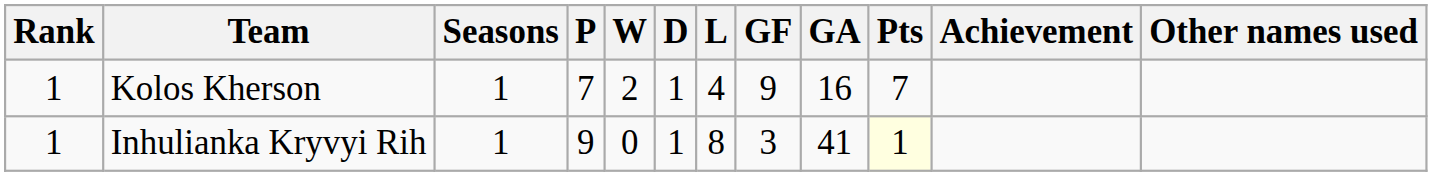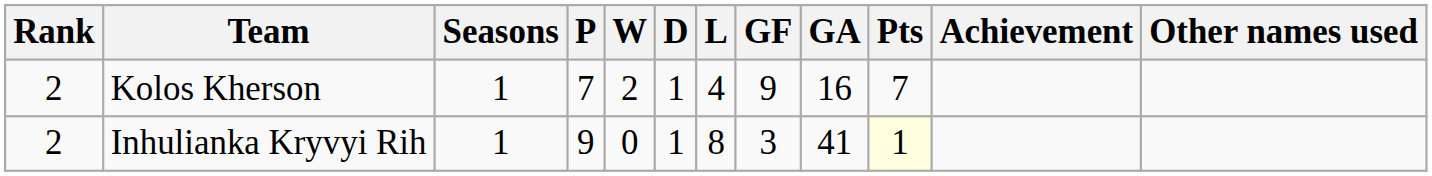(54, 87) 1 -> (54, 87) 2
(54, 142) 1 -> (54, 142) 2
